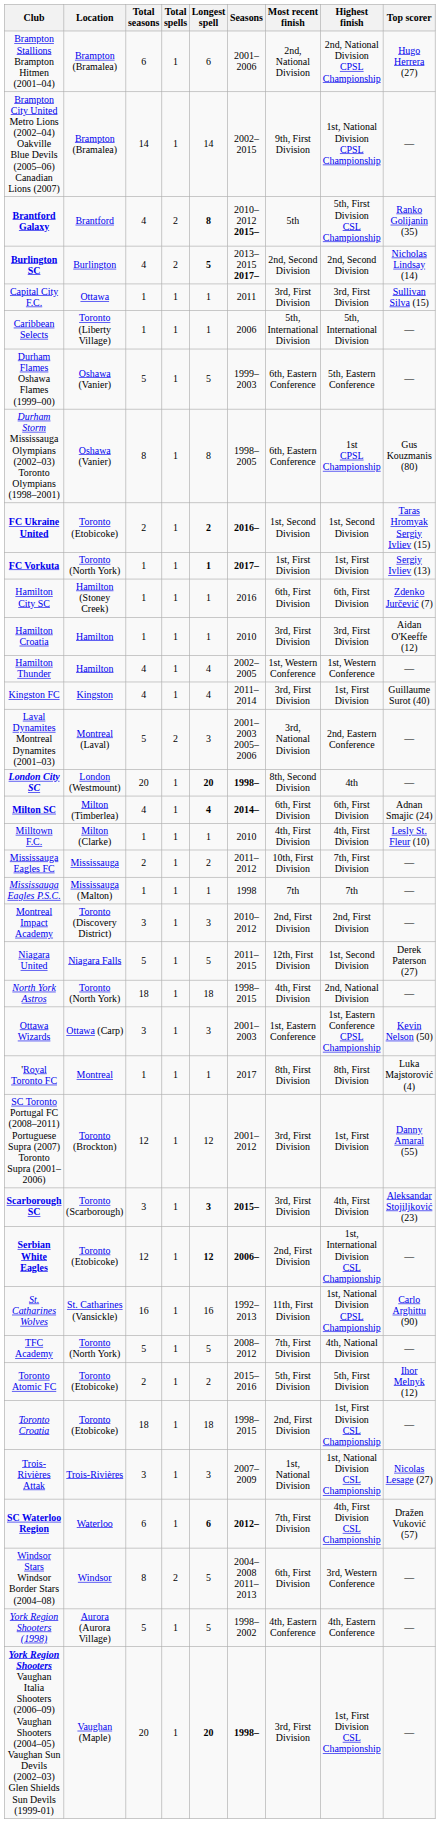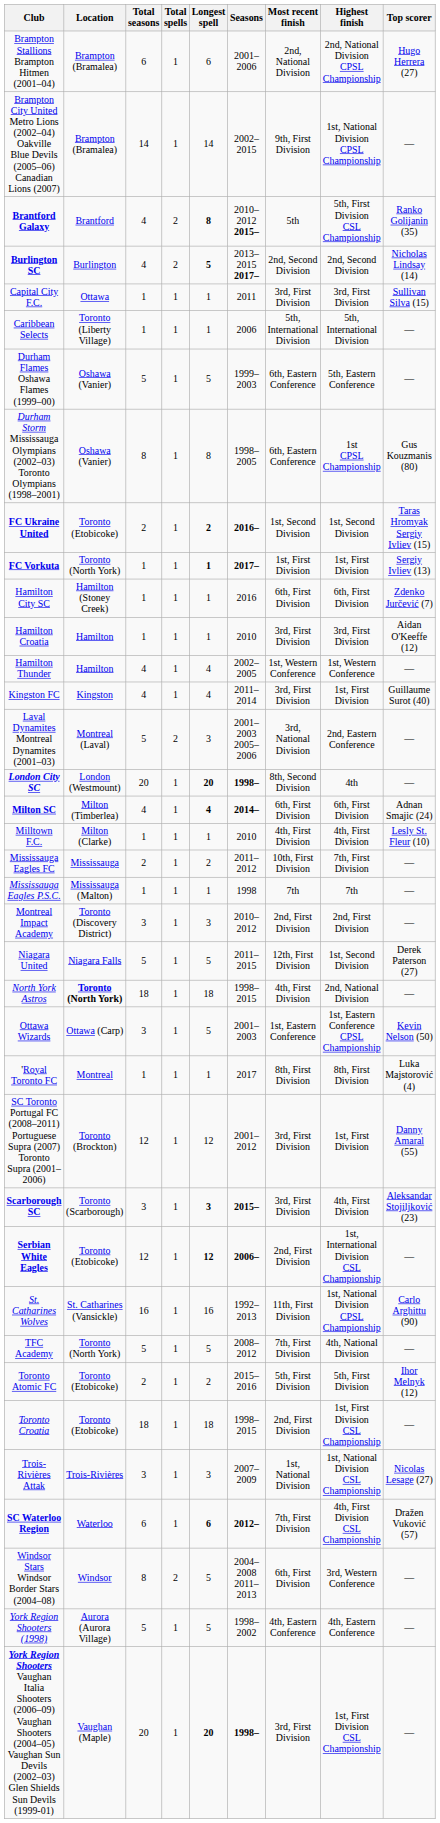(95, 993) normal -> (95, 993) bold
(209, 1031) 3 -> (209, 1031) 5
